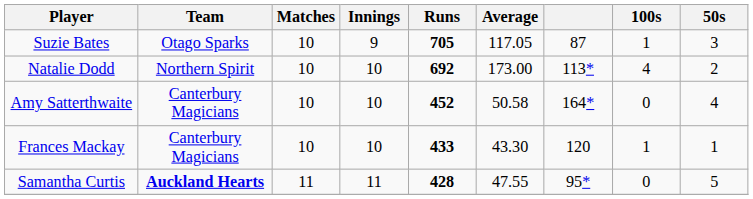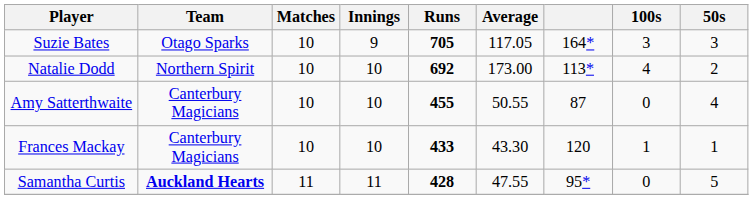(578, 42) 87 -> (578, 42) 164*
(646, 42) 1 -> (646, 42) 3
(442, 103) 452 -> (442, 103) 455
(510, 103) 50.58 -> (510, 103) 50.55
(578, 103) 164* -> (578, 103) 87
